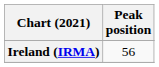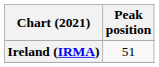(128, 51) 56 -> (128, 51) 51
